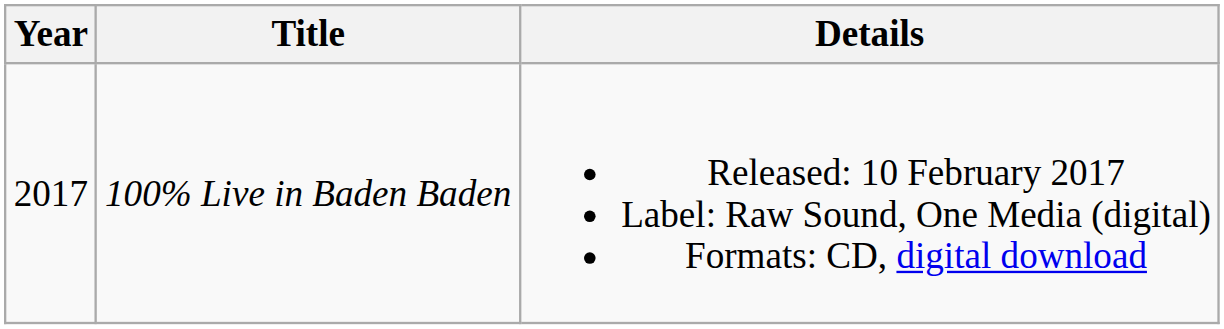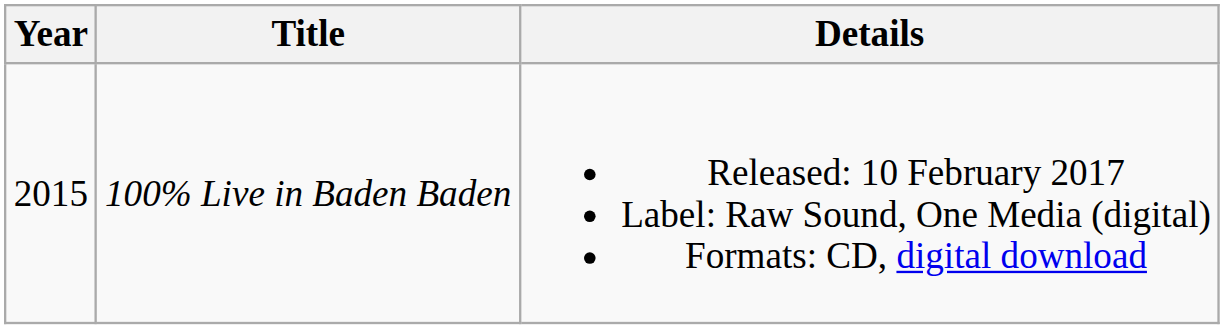(51, 192) 2017 -> (51, 192) 2015
